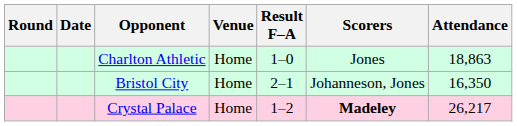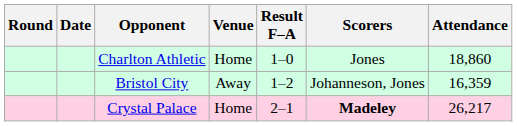(470, 58) 18,863 -> (470, 58) 18,860
(233, 83) Home -> (233, 83) Away
(282, 83) 2–1 -> (282, 83) 1–2
(470, 83) 16,350 -> (470, 83) 16,359
(282, 108) 1–2 -> (282, 108) 2–1
